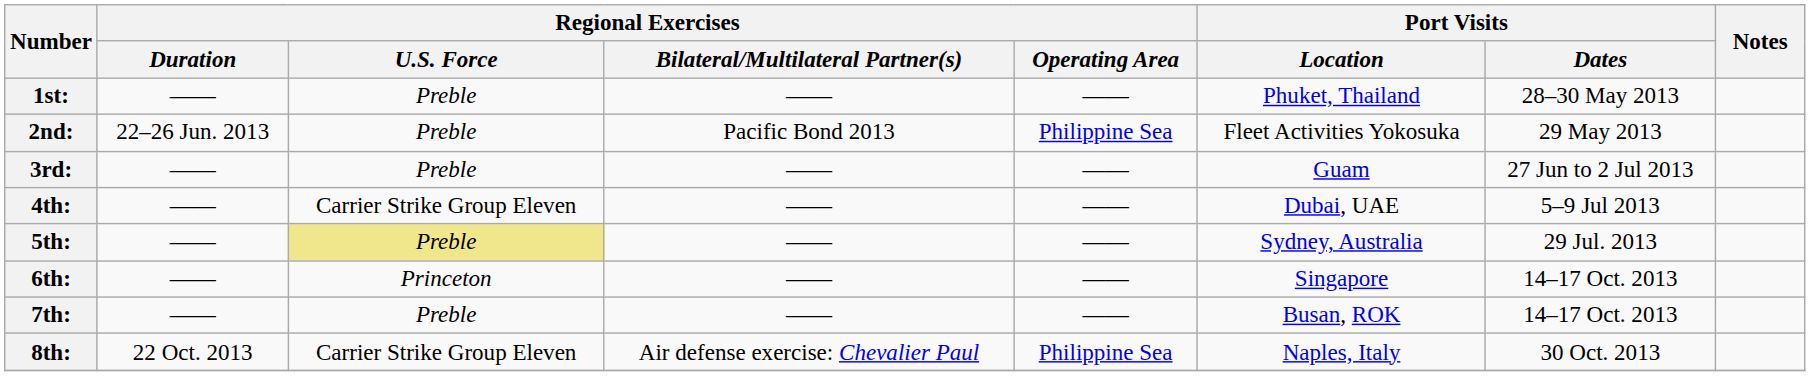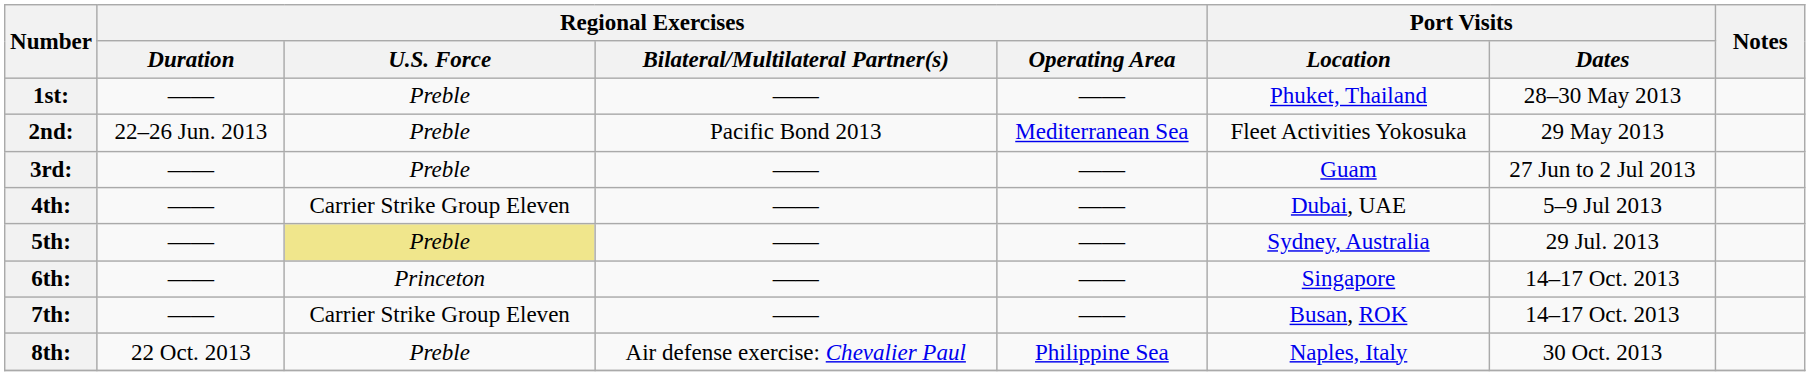(1106, 132) Philippine Sea -> (1102, 132) Mediterranean Sea
(446, 315) Preble -> (440, 315) Carrier Strike Group Eleven
(446, 351) Carrier Strike Group Eleven -> (440, 351) Preble
